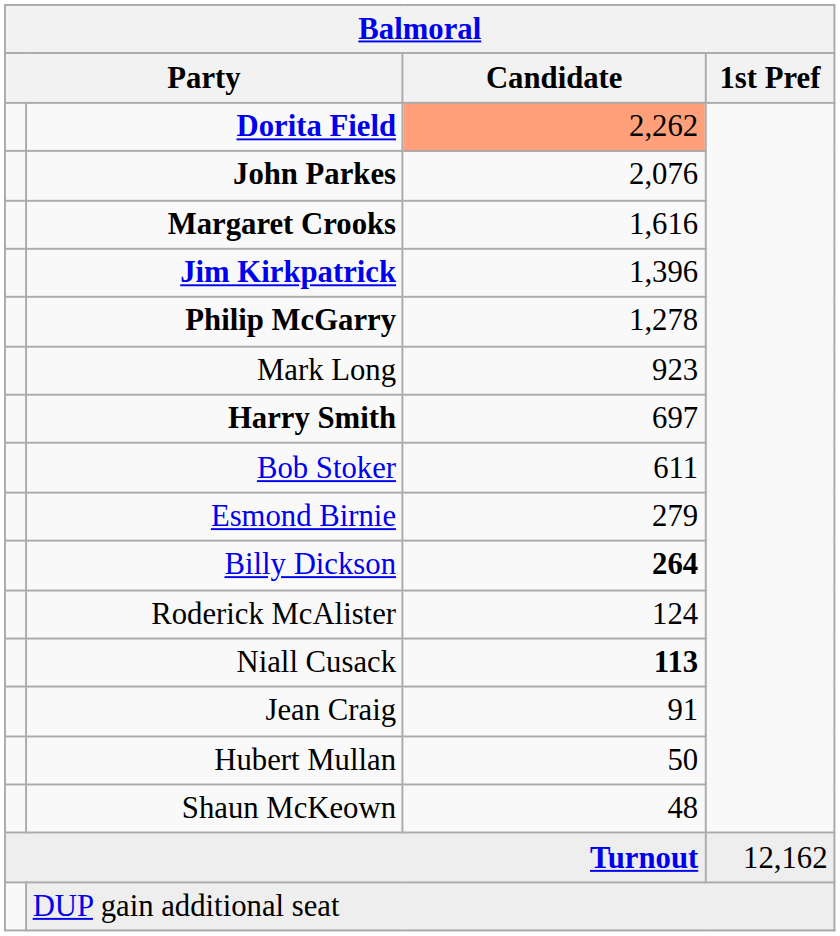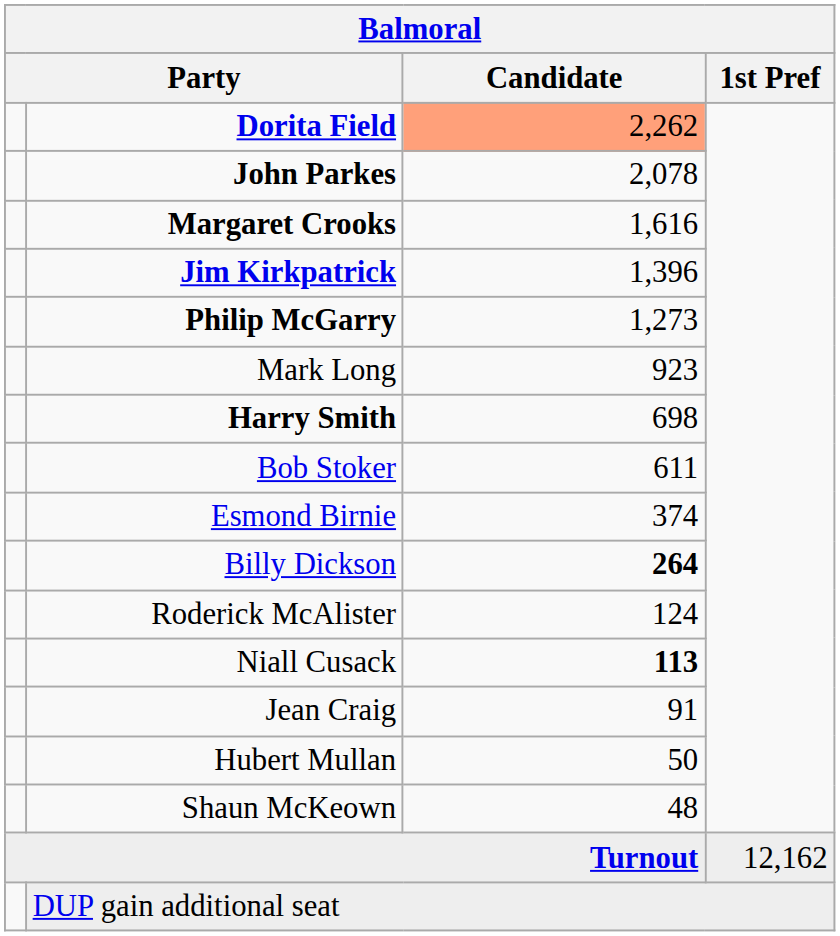(664, 175) 2,076 -> (664, 175) 2,078
(664, 321) 1,278 -> (664, 321) 1,273
(675, 418) 697 -> (675, 418) 698
(675, 516) 279 -> (675, 516) 374
